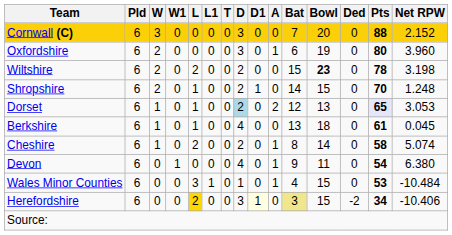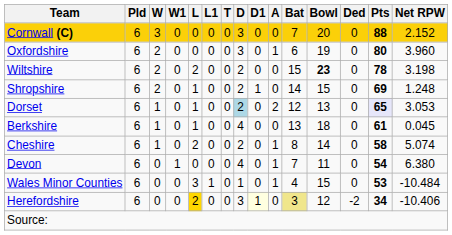(380, 88) 70 -> (380, 88) 69
(294, 164) 9 -> (294, 164) 7
(324, 201) 15 -> (324, 201) 12
